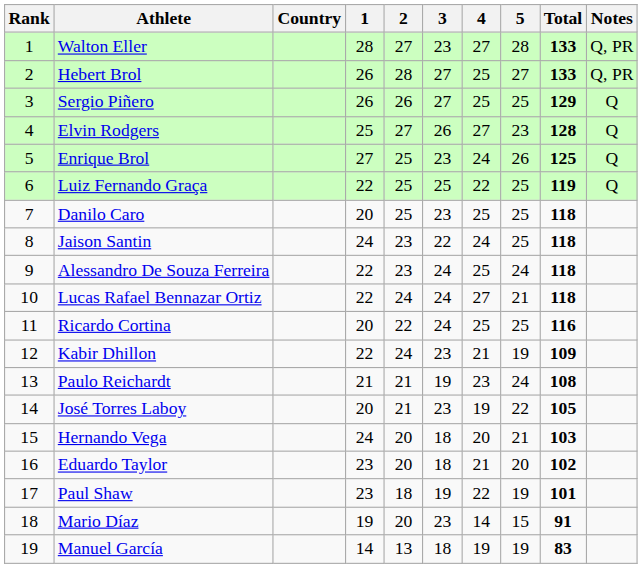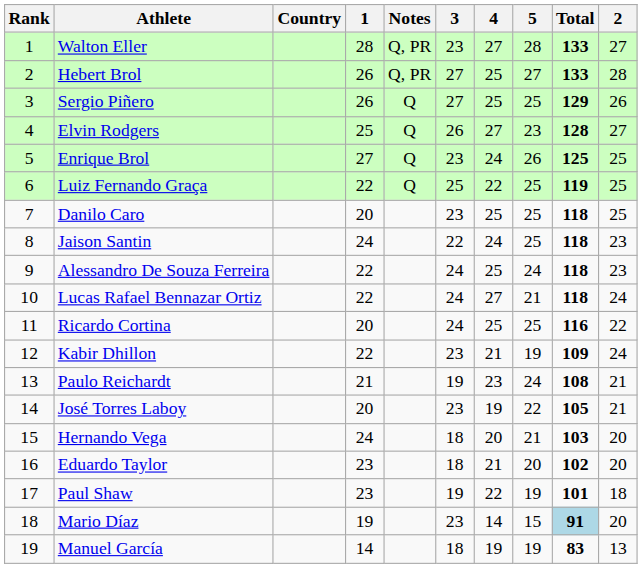columns swapped: (404, 18) <-> (612, 18)
(563, 520) no background -> (575, 520) lightblue background
